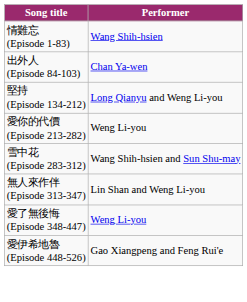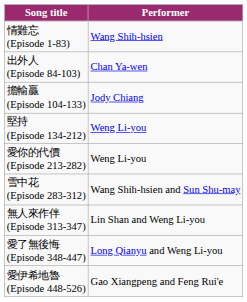+ row: (46, 98)
(157, 97) Long Qianyu and Weng Li-you -> (118, 128) Weng Li-you
(118, 220) Weng Li-you -> (157, 250) Long Qianyu and Weng Li-you
